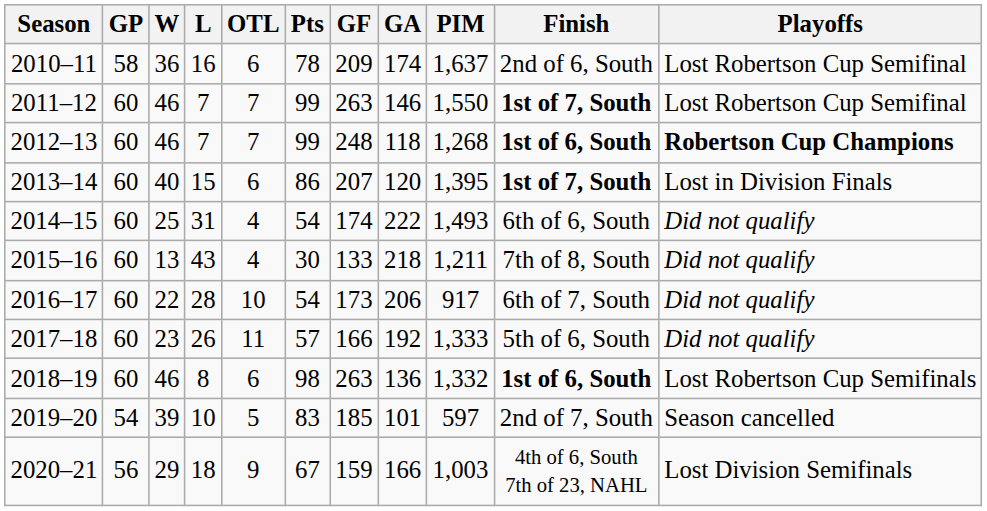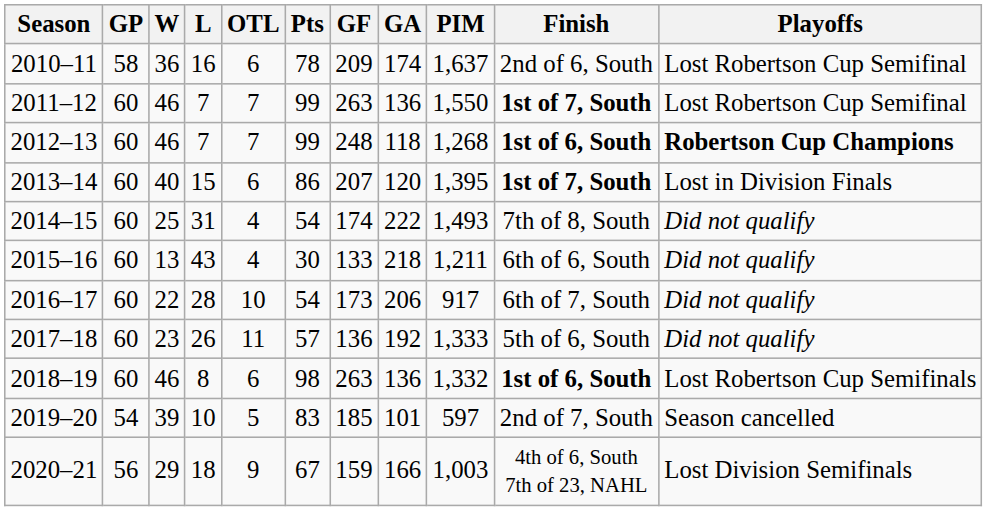(403, 102) 146 -> (403, 102) 136
(576, 220) 6th of 6, South -> (576, 220) 7th of 8, South
(576, 260) 7th of 8, South -> (576, 260) 6th of 6, South
(354, 338) 166 -> (354, 338) 136
